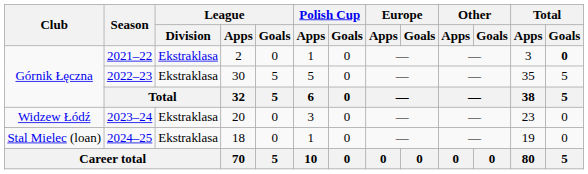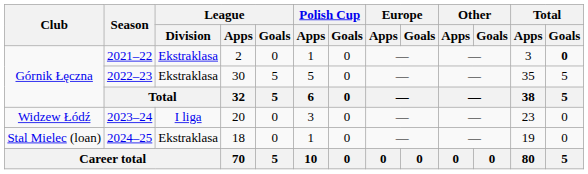(188, 117) Ekstraklasa -> (188, 117) I liga
